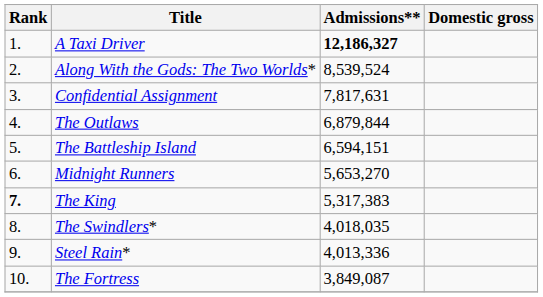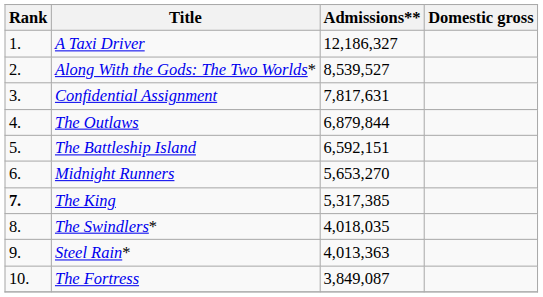(361, 43) bold -> (361, 43) normal
(356, 69) 8,539,524 -> (356, 69) 8,539,527
(356, 148) 6,594,151 -> (356, 148) 6,592,151
(356, 200) 5,317,383 -> (356, 200) 5,317,385
(356, 252) 4,013,336 -> (356, 252) 4,013,363
